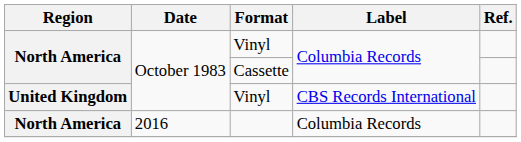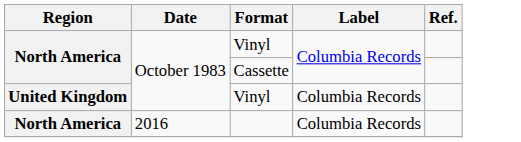(386, 96) CBS Records International -> (359, 96) Columbia Records
